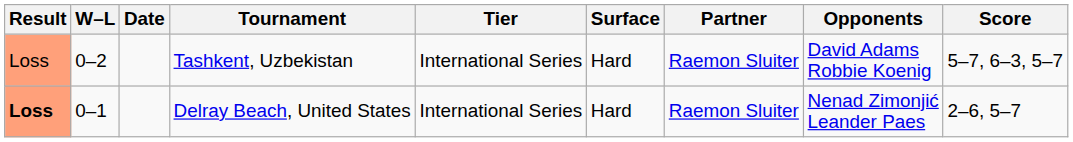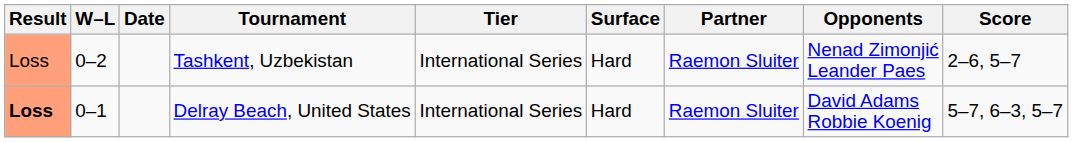(870, 60) David Adams Robbie Koenig -> (873, 60) Nenad Zimonjić Leander Paes
(1005, 60) 5–7, 6–3, 5–7 -> (984, 60) 2–6, 5–7
(873, 111) Nenad Zimonjić Leander Paes -> (870, 111) David Adams Robbie Koenig
(984, 111) 2–6, 5–7 -> (1005, 111) 5–7, 6–3, 5–7
